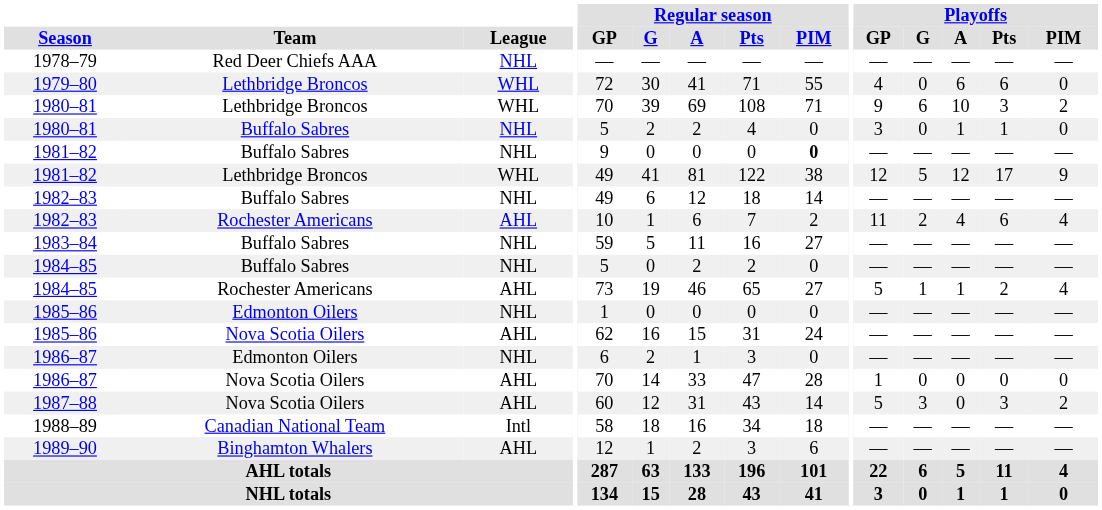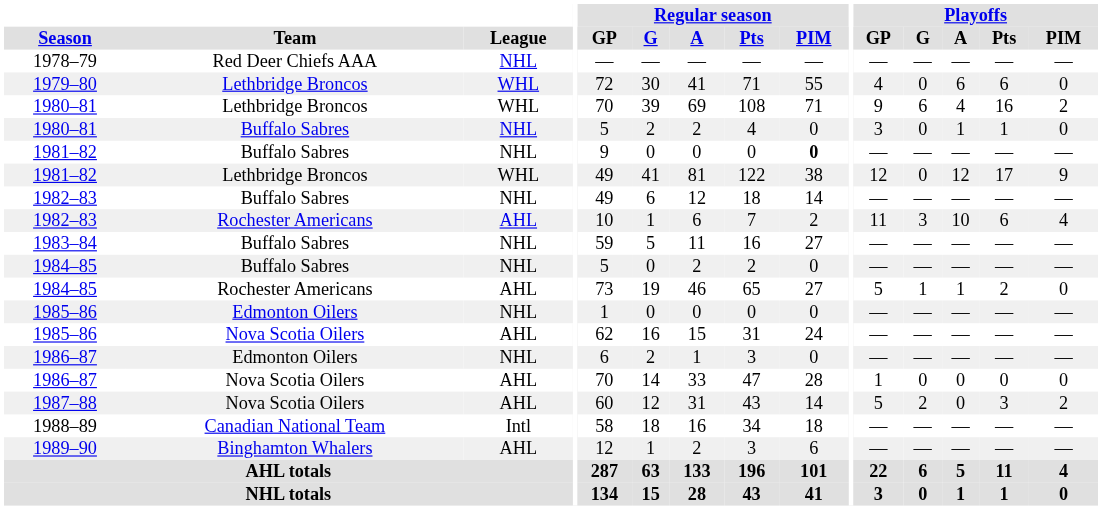(961, 106) 10 -> (961, 106) 4
(1004, 106) 3 -> (1004, 106) 16
(923, 174) 5 -> (923, 174) 0
(923, 220) 2 -> (923, 220) 3
(961, 220) 4 -> (961, 220) 10
(1064, 288) 4 -> (1064, 288) 0
(923, 402) 3 -> (923, 402) 2
